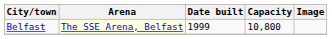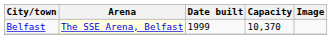(264, 27) 10,800 -> (264, 27) 10,370
